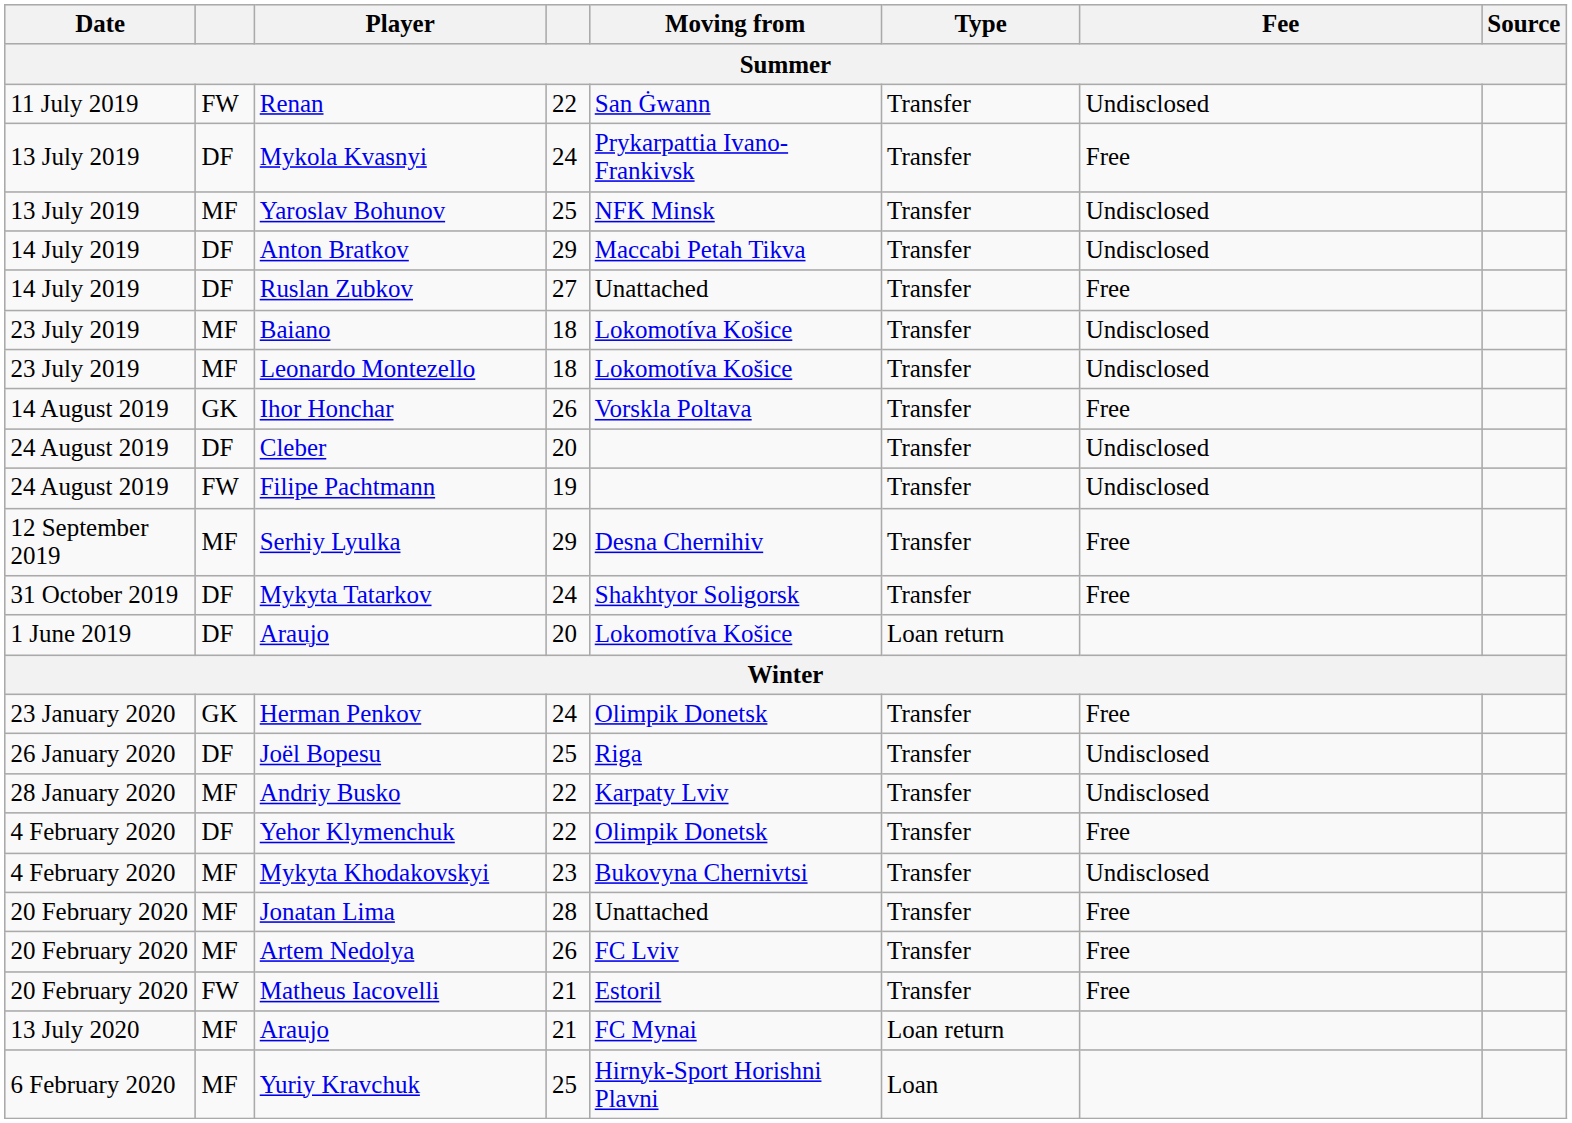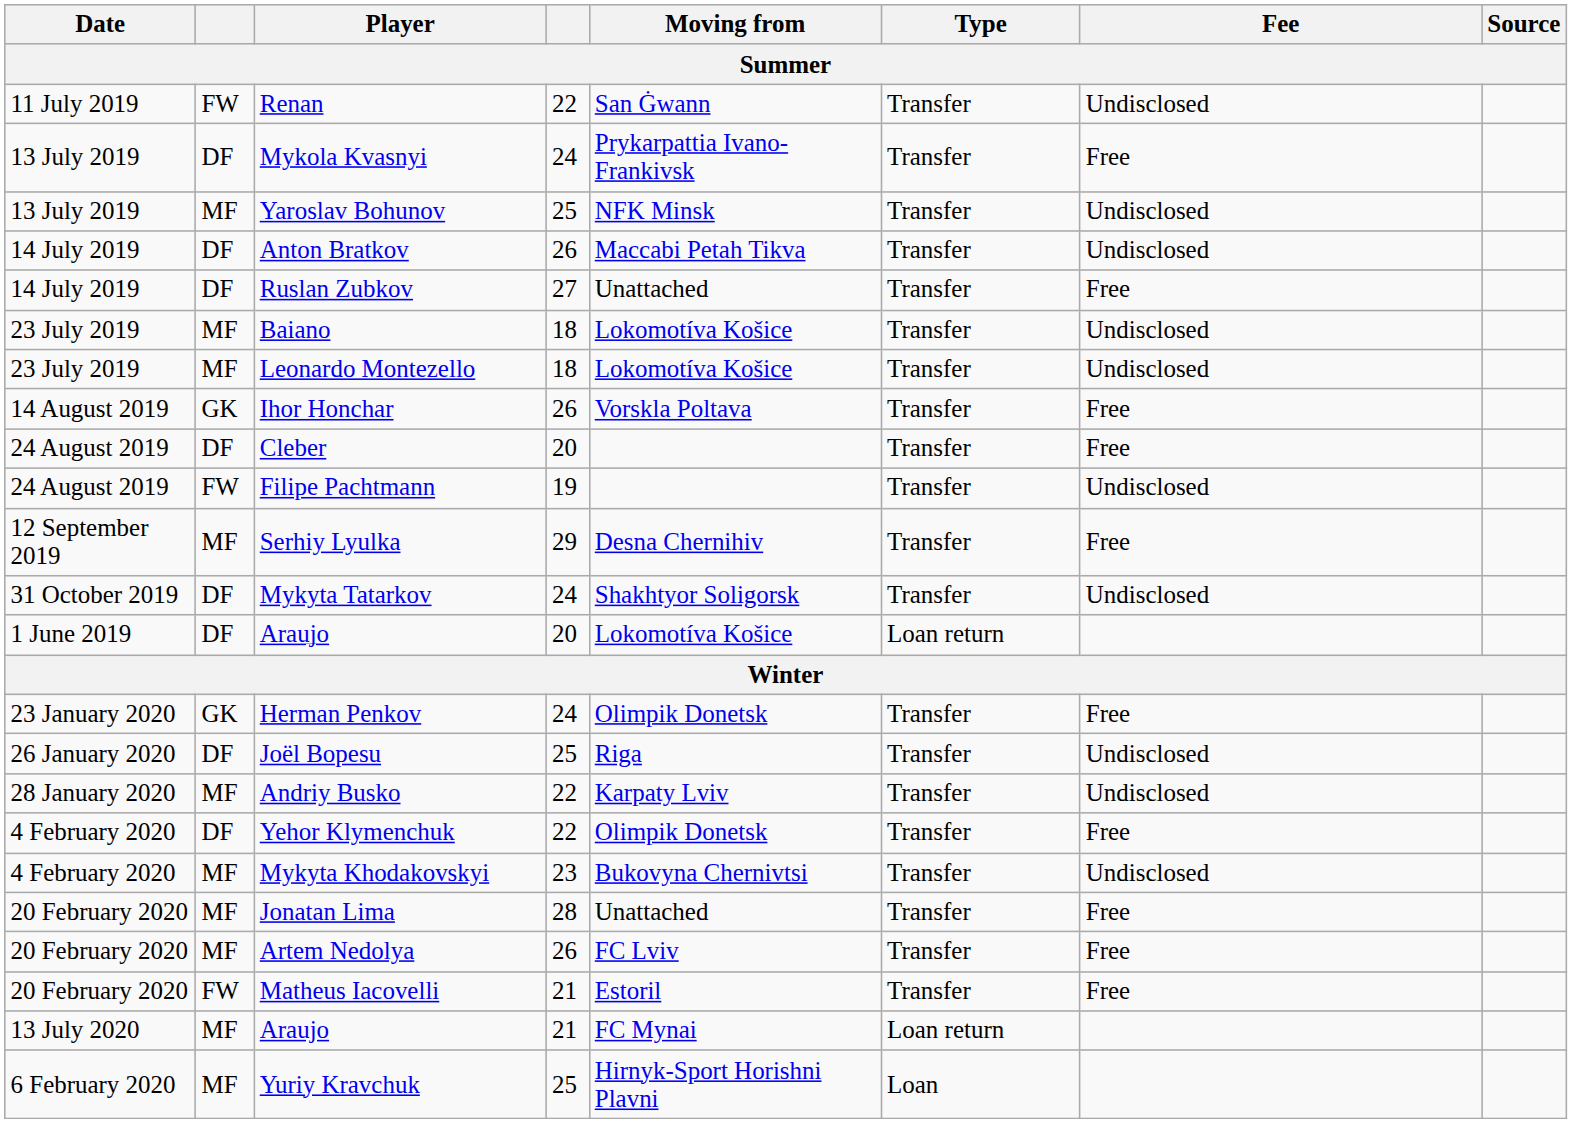(565, 250) 29 -> (565, 250) 26
(1147, 448) Undisclosed -> (1108, 448) Free
(1108, 595) Free -> (1147, 595) Undisclosed
